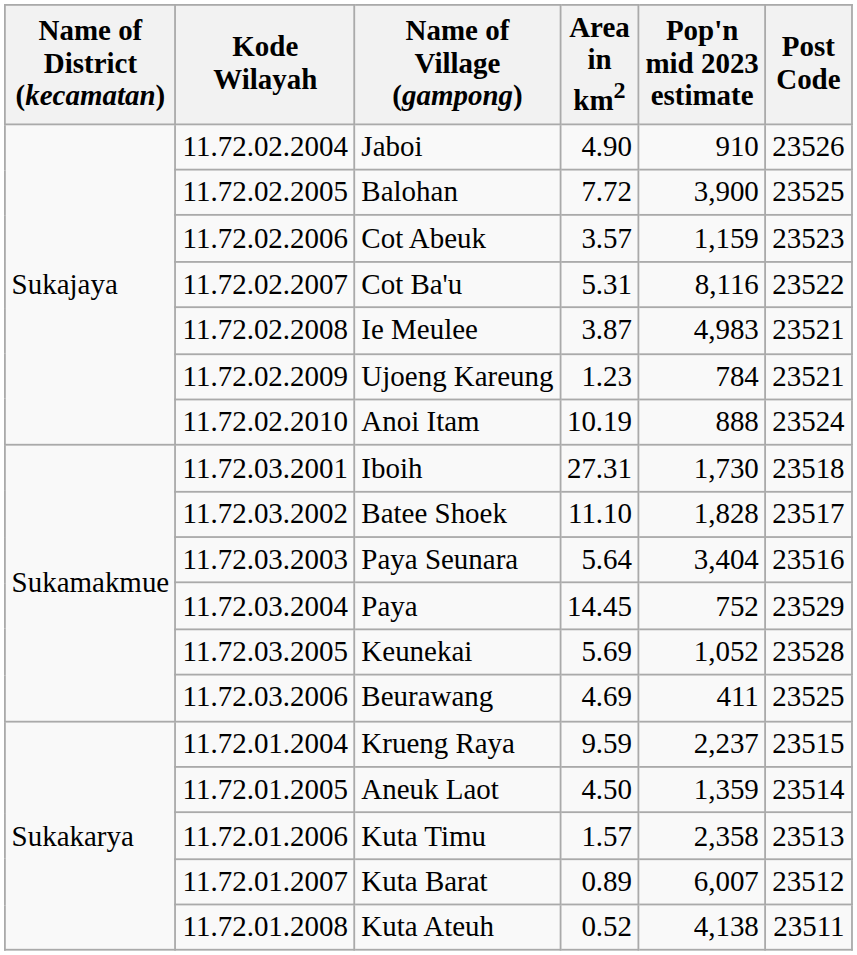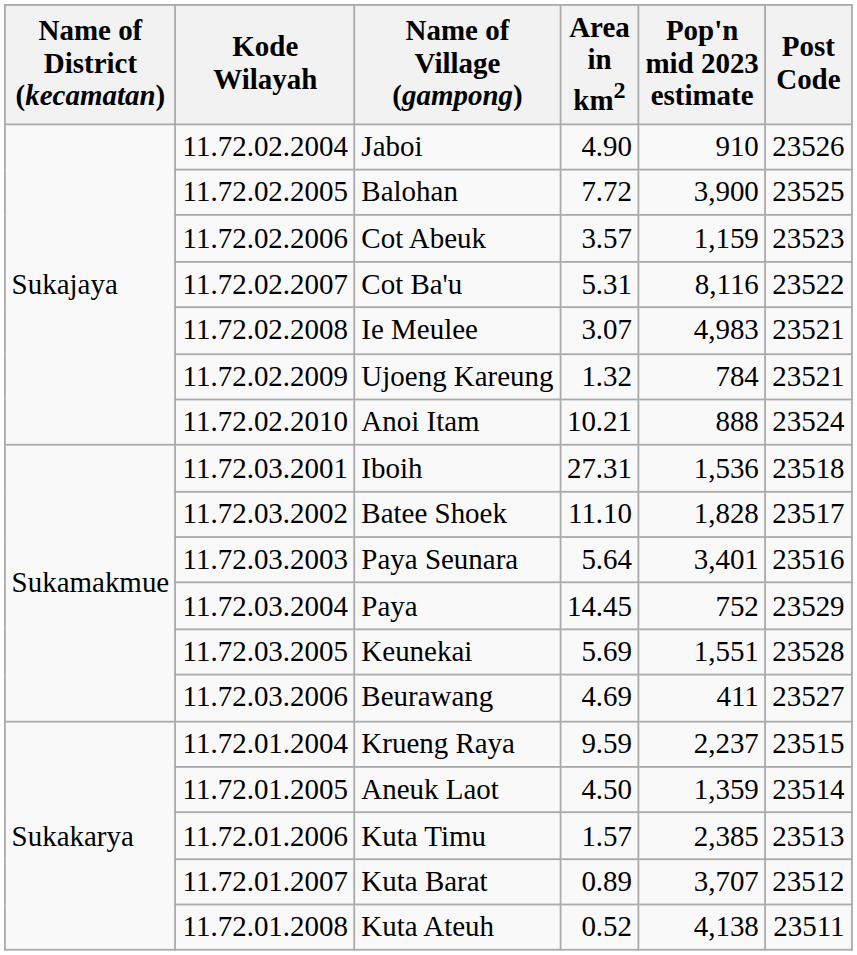(607, 330) 3.87 -> (607, 330) 3.07
(607, 376) 1.23 -> (607, 376) 1.32
(599, 421) 10.19 -> (599, 421) 10.21
(726, 467) 1,730 -> (726, 467) 1,536
(726, 559) 3,404 -> (726, 559) 3,401
(726, 651) 1,052 -> (726, 651) 1,551
(808, 697) 23525 -> (808, 697) 23527
(726, 835) 2,358 -> (726, 835) 2,385
(726, 881) 6,007 -> (726, 881) 3,707
